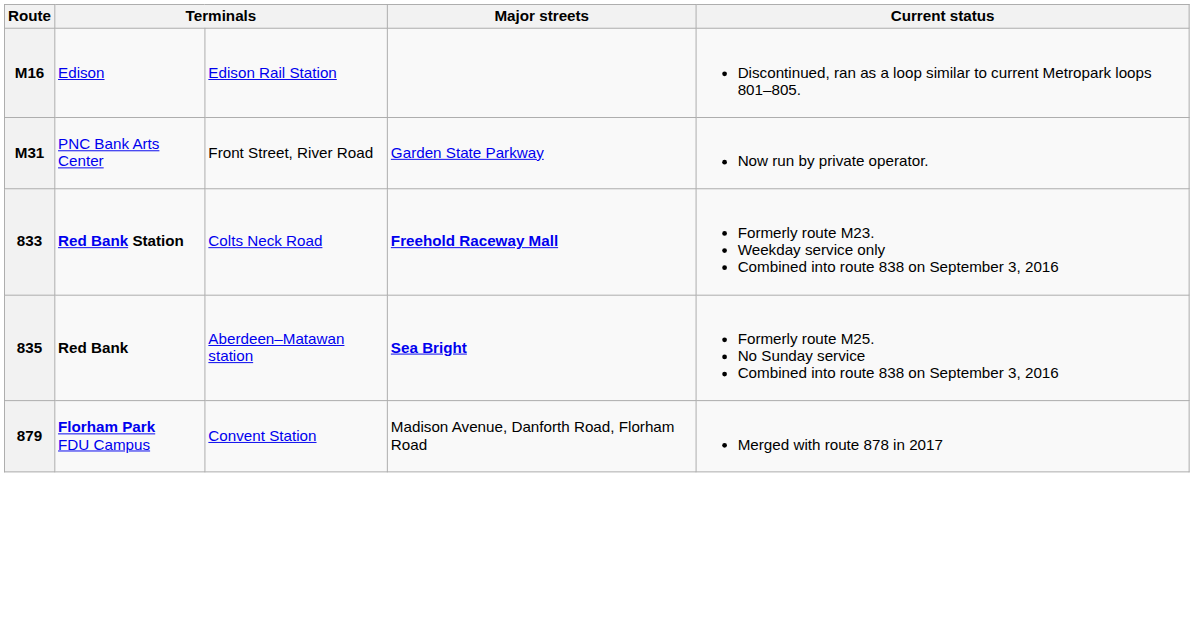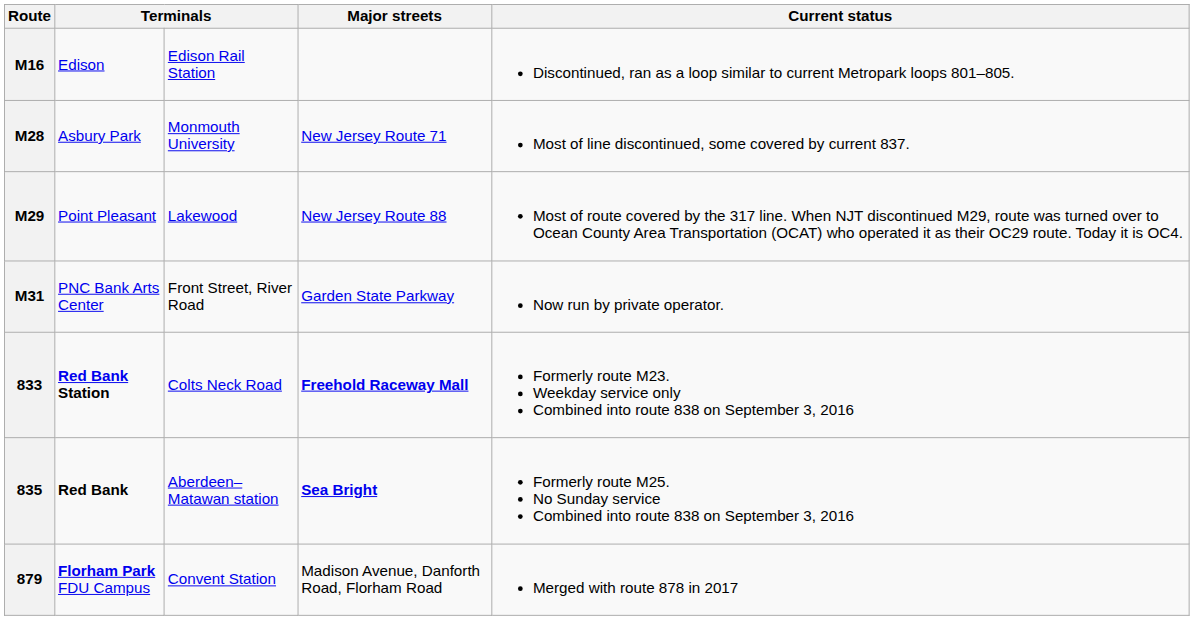+ row: (30, 136)
+ row: (30, 216)
